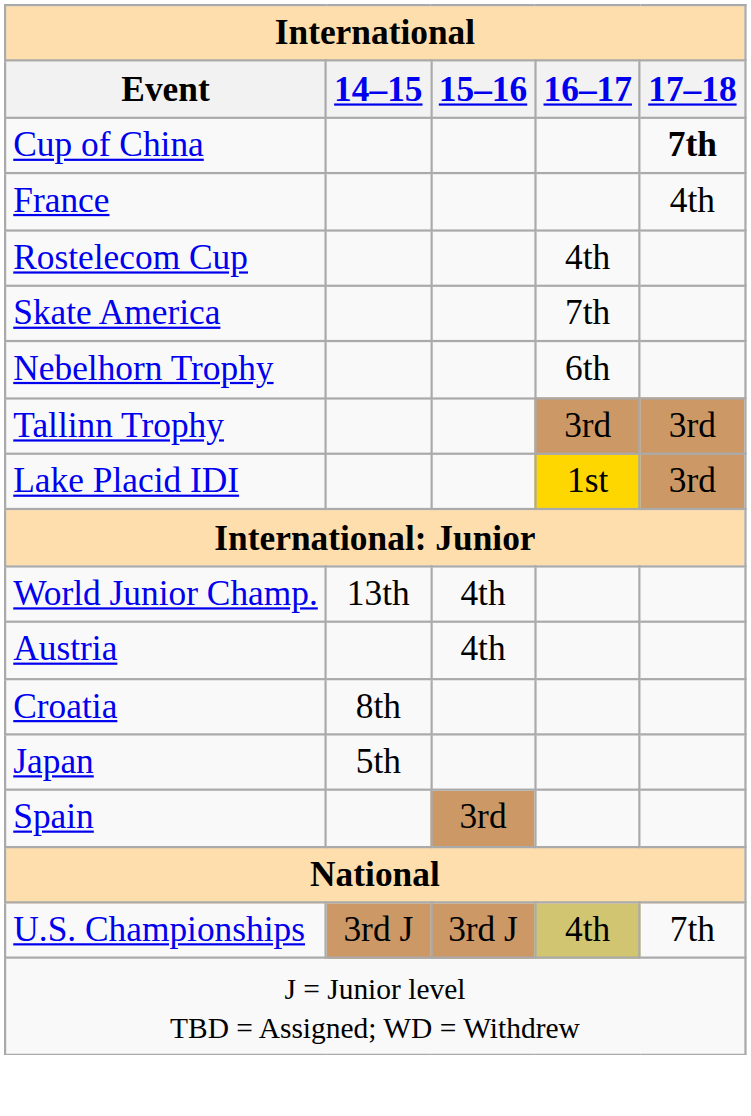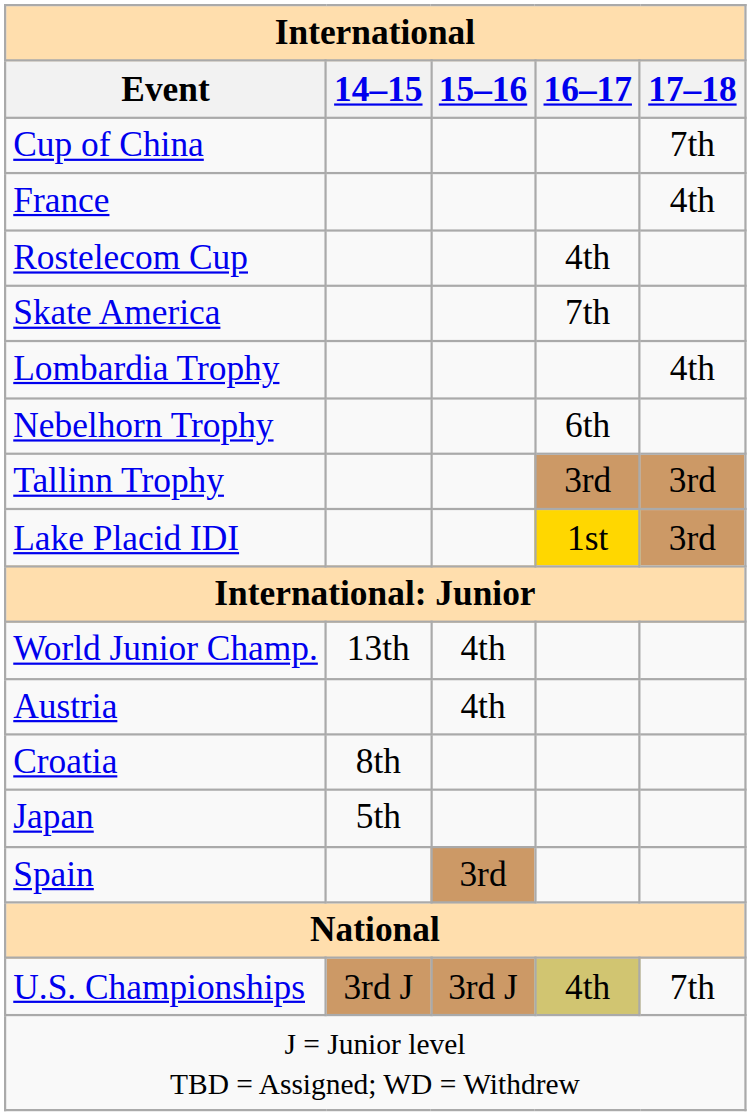(692, 144) bold -> (692, 144) normal
+ row: (146, 369)
